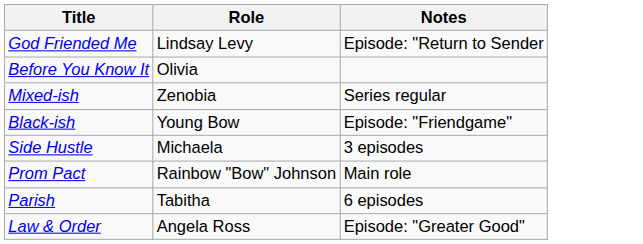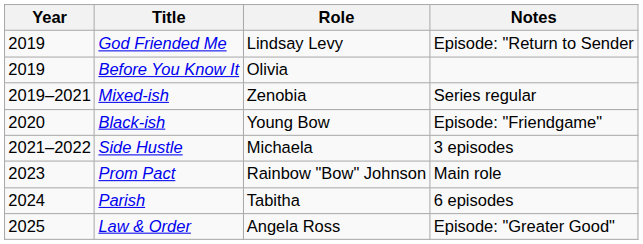+ column: (50, 17)
